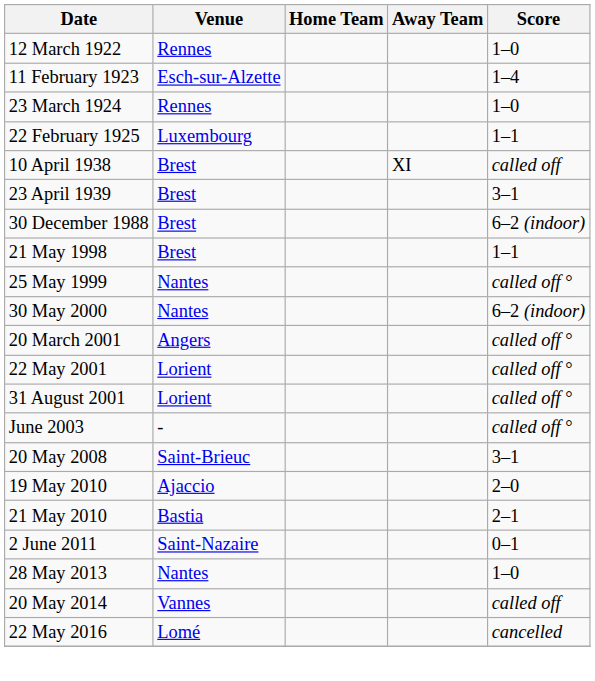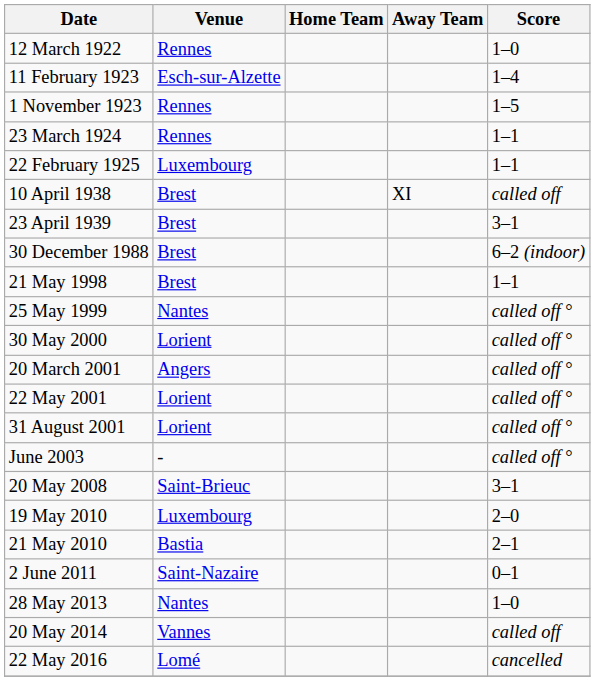+ row: (75, 106)
(506, 106) 1–0 -> (506, 135) 1–1
(183, 310) Nantes -> (184, 340) Lorient
(538, 310) 6–2 (indoor) -> (532, 340) called off °
(186, 485) Ajaccio -> (205, 515) Luxembourg
